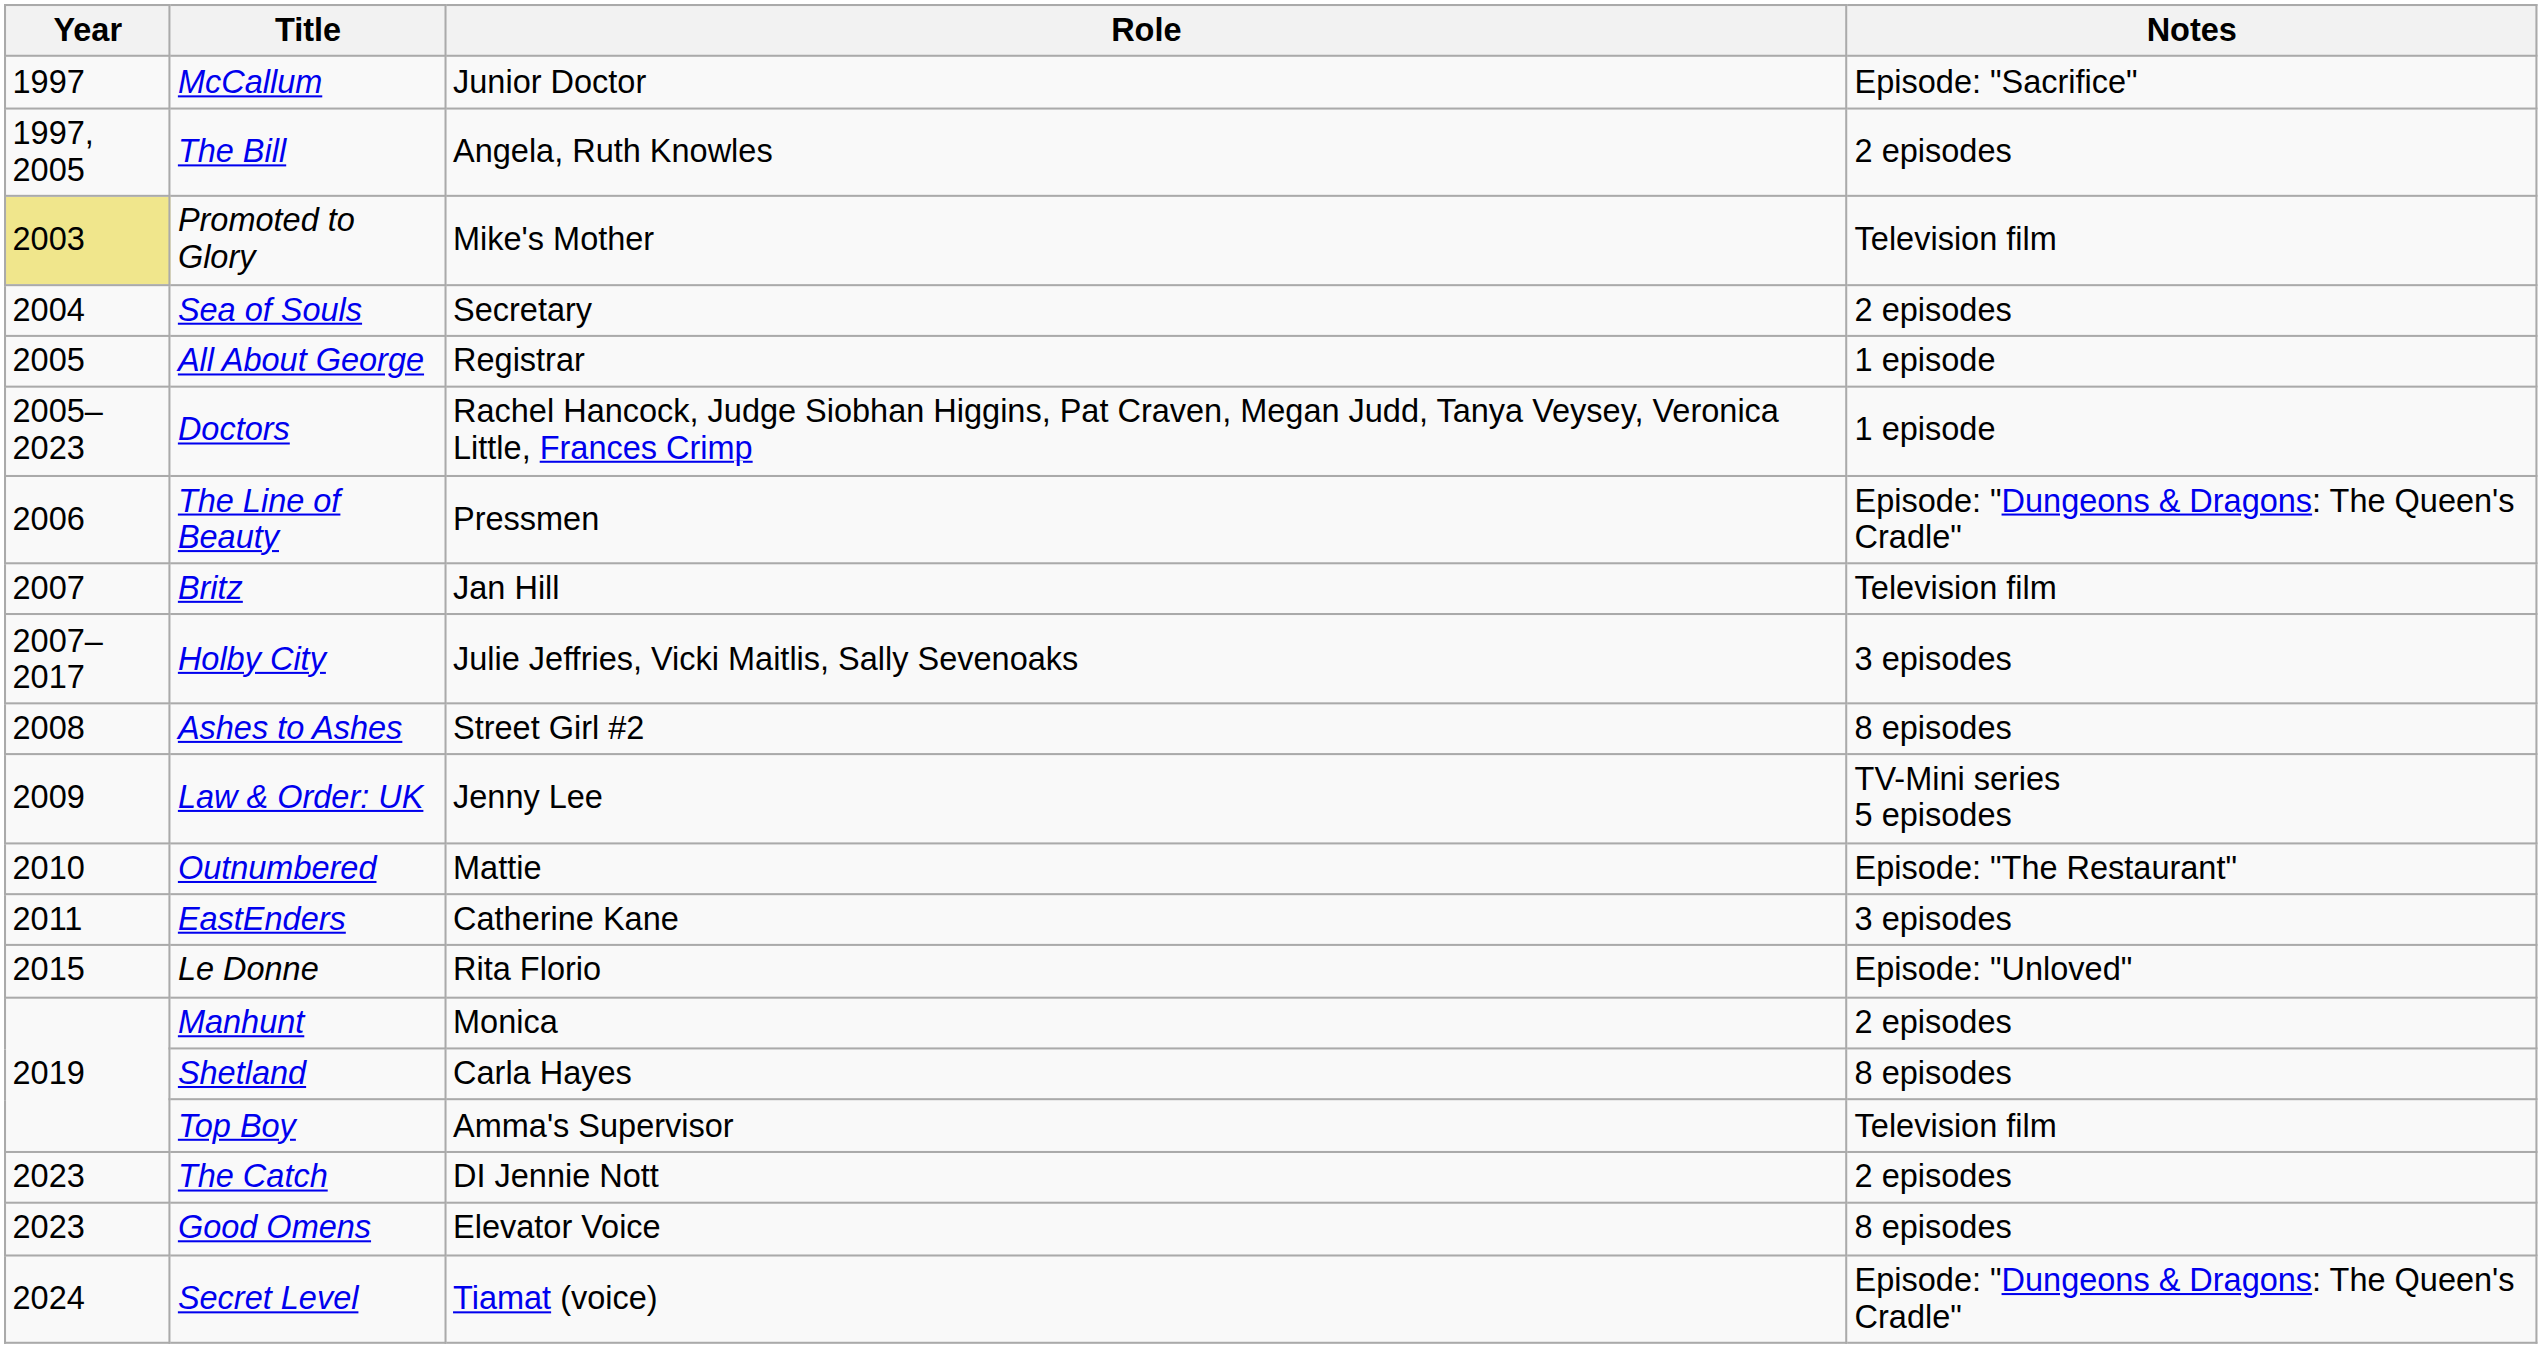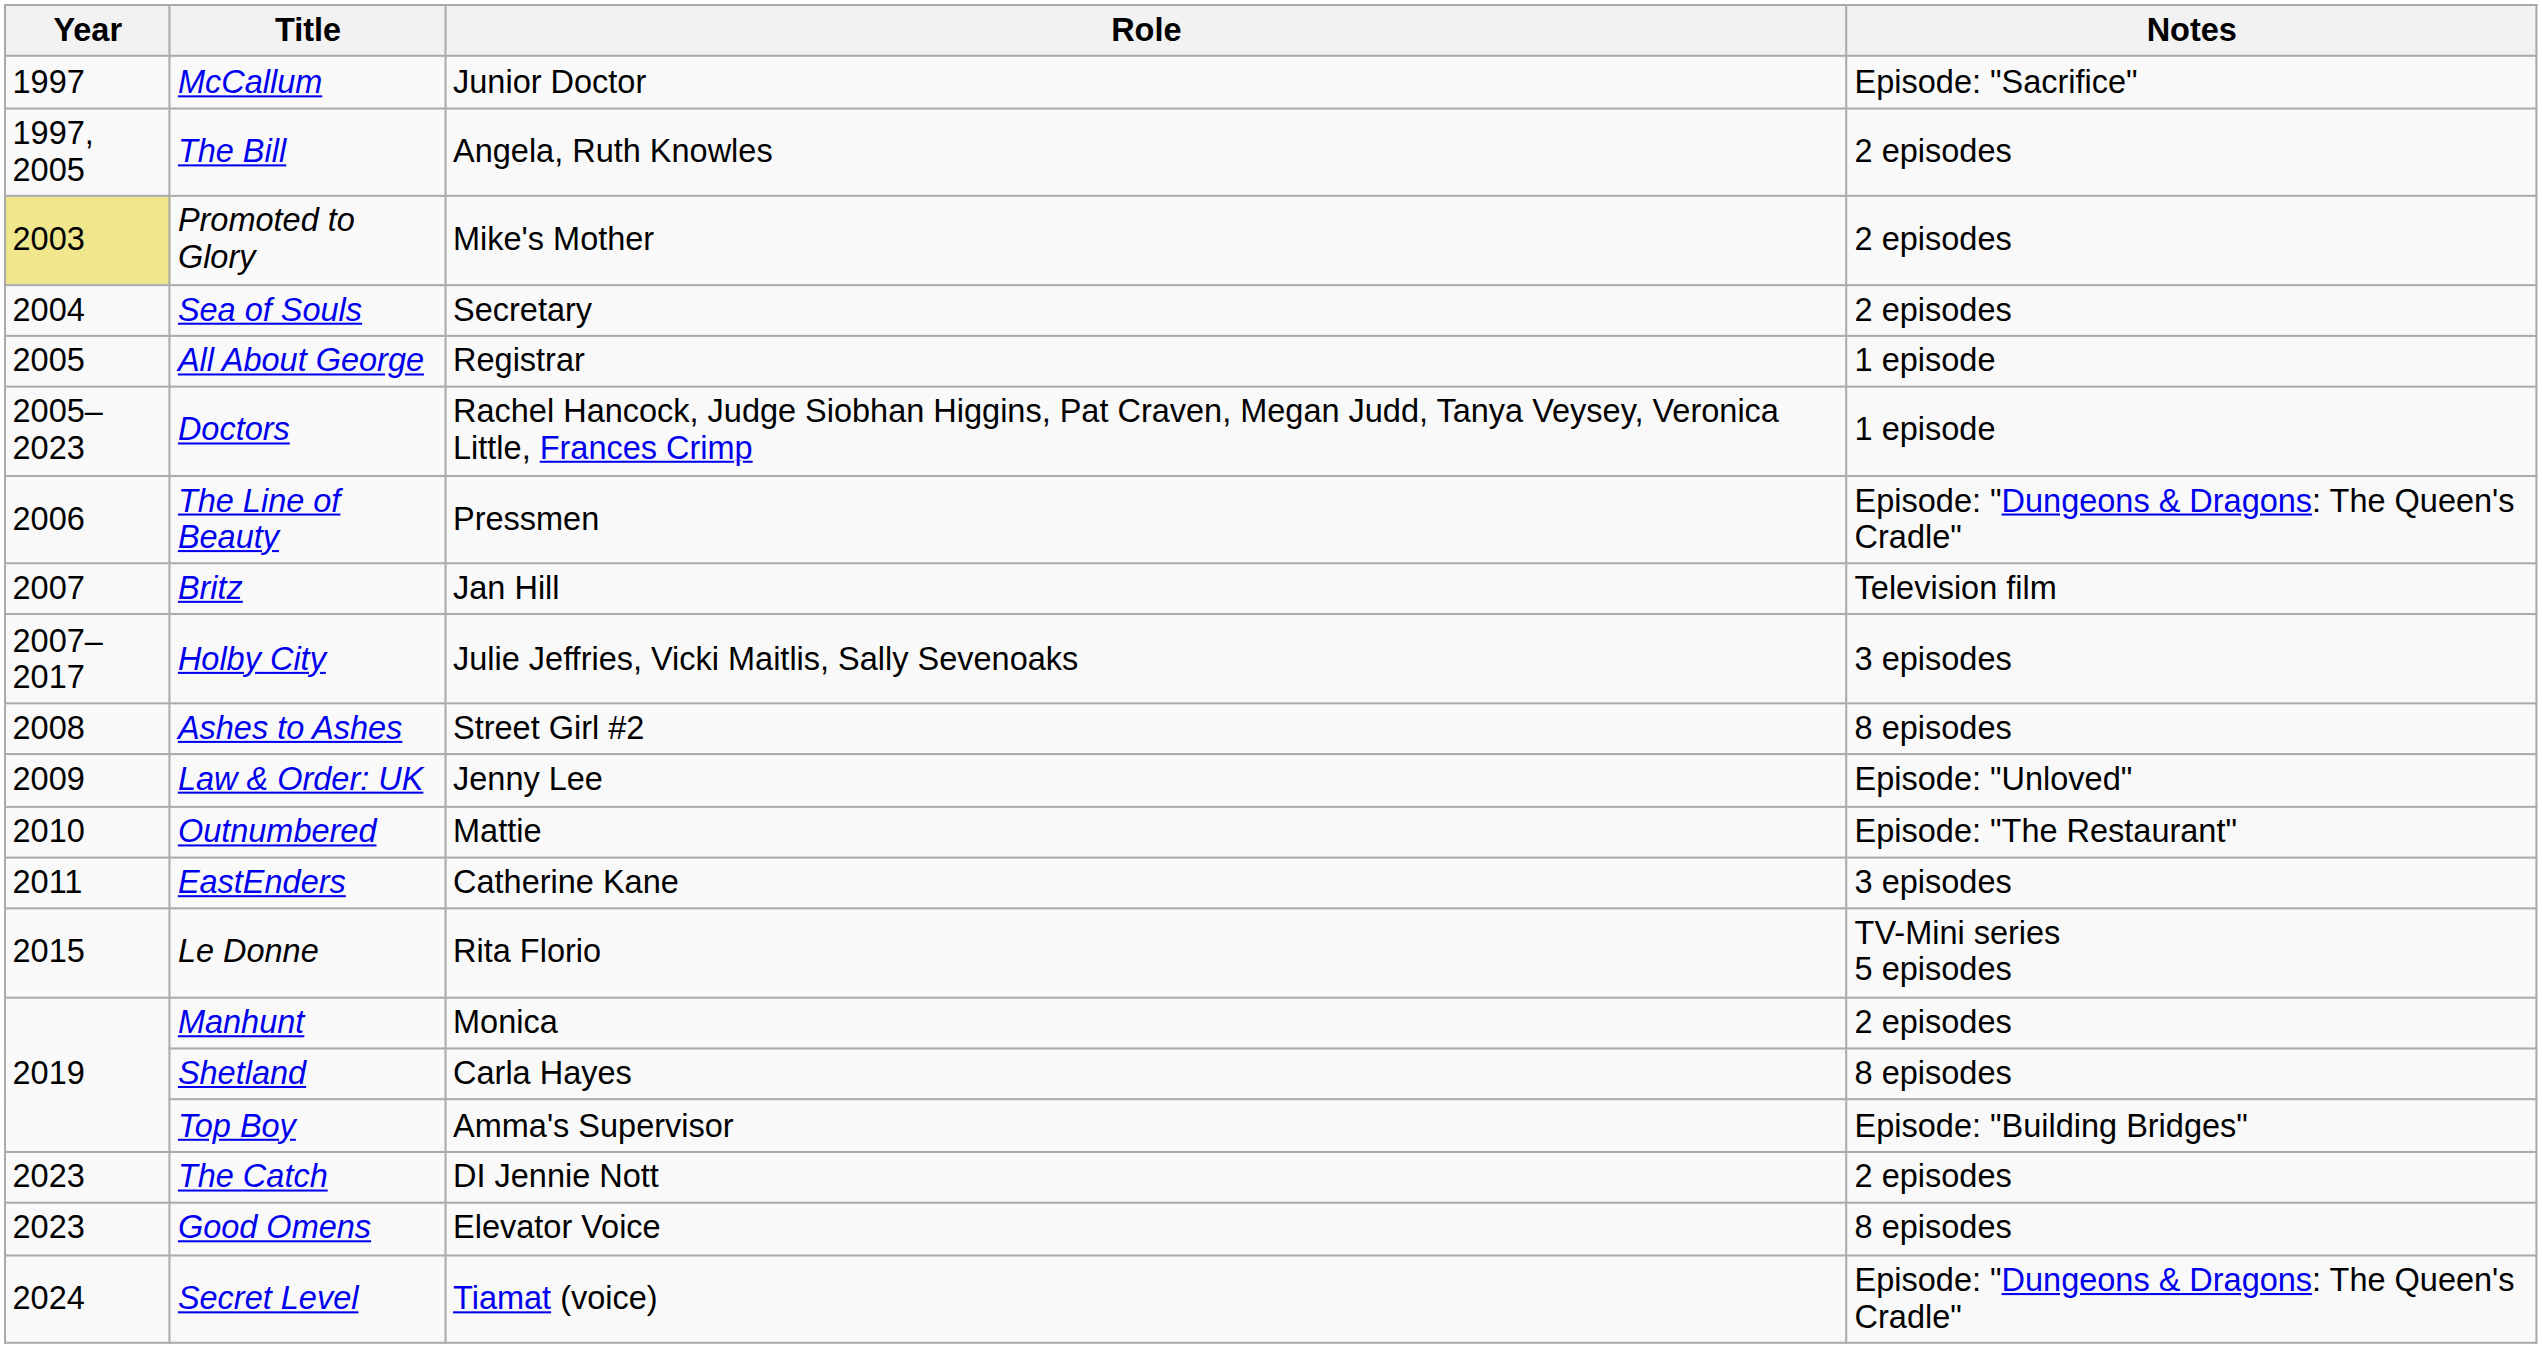(1956, 239) Television film -> (1933, 239) 2 episodes
(1957, 797) TV-Mini series 5 episodes -> (1993, 779) Episode: "Unloved"
(1993, 970) Episode: "Unloved" -> (1957, 952) TV-Mini series 5 episodes
(1956, 1125) Television film -> (2051, 1125) Episode: "Building Bridges"
